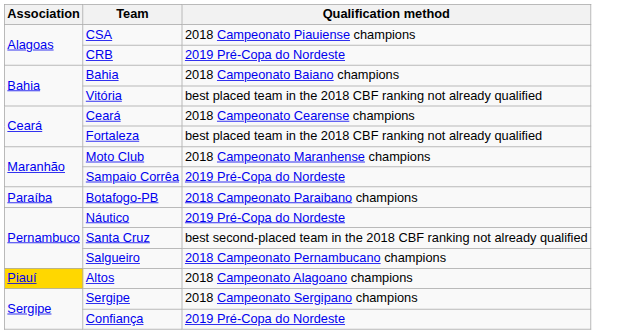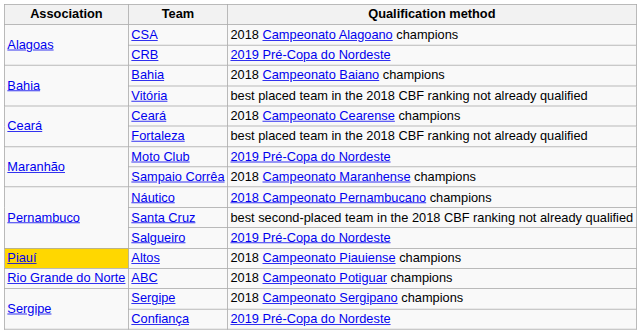(300, 34) 2018 Campeonato Piauiense champions -> (344, 34) 2018 Campeonato Alagoano champions
(308, 156) 2018 Campeonato Maranhense champions -> (311, 156) 2019 Pré-Copa do Nordeste
(265, 177) 2019 Pré-Copa do Nordeste -> (353, 177) 2018 Campeonato Maranhense champions
- row: (122, 197)
(265, 217) 2019 Pré-Copa do Nordeste -> (361, 197) 2018 Campeonato Pernambucano champions
(316, 258) 2018 Campeonato Pernambucano champions -> (311, 237) 2019 Pré-Copa do Nordeste
(299, 278) 2018 Campeonato Alagoano champions -> (346, 258) 2018 Campeonato Piauiense champions
+ row: (145, 278)
